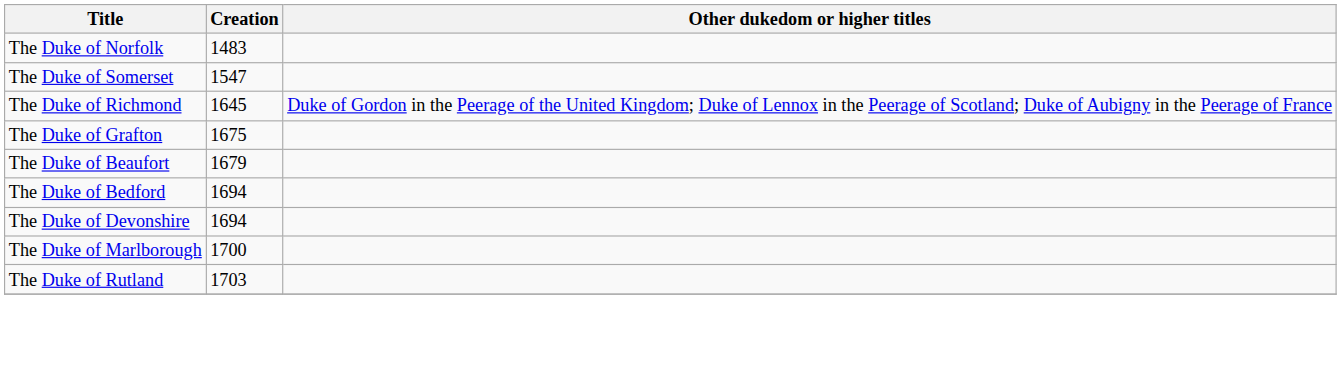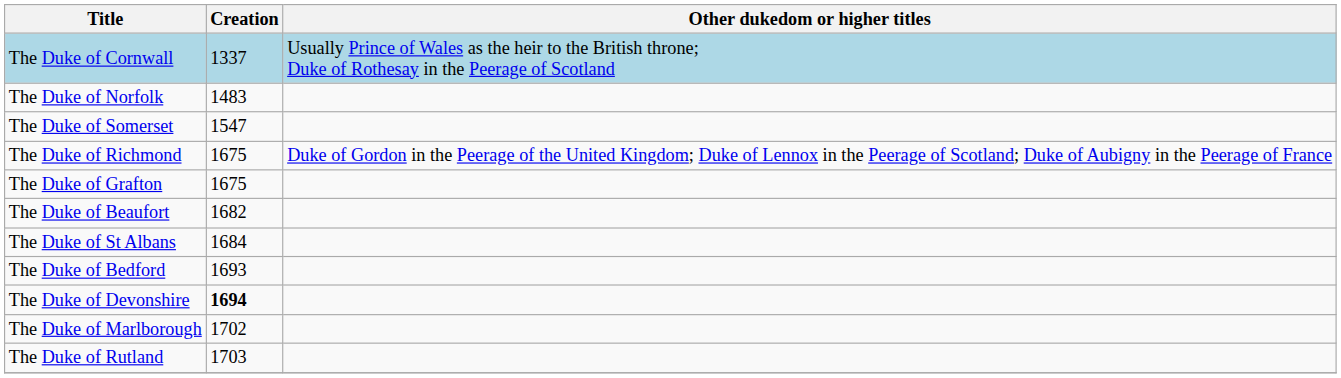+ row: (91, 58)
(228, 105) 1645 -> (228, 155) 1675
(228, 163) 1679 -> (228, 213) 1682
+ row: (92, 241)
(228, 192) 1694 -> (228, 270) 1693
(228, 221) normal -> (228, 299) bold
(228, 250) 1700 -> (228, 328) 1702
